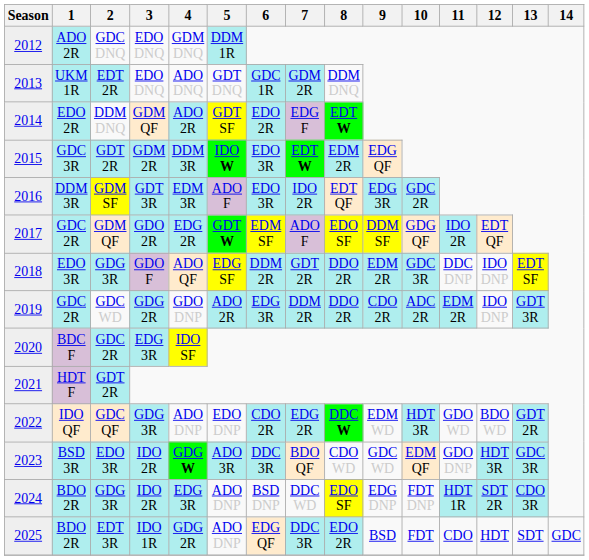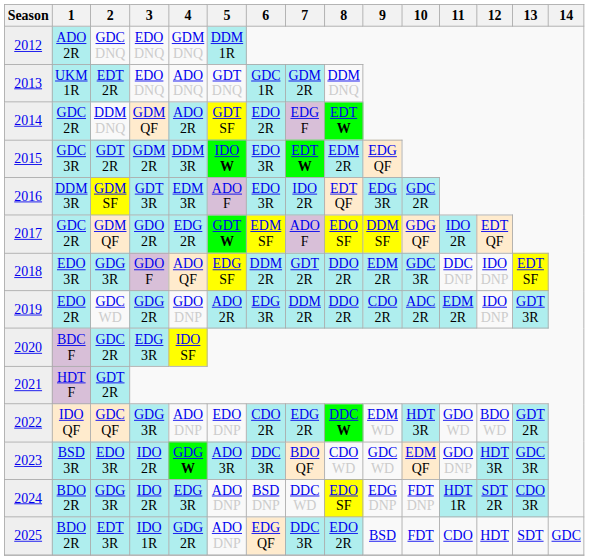(71, 120) EDO 2R -> (71, 120) GDC 2R
(71, 309) GDC 2R -> (71, 309) EDO 2R
